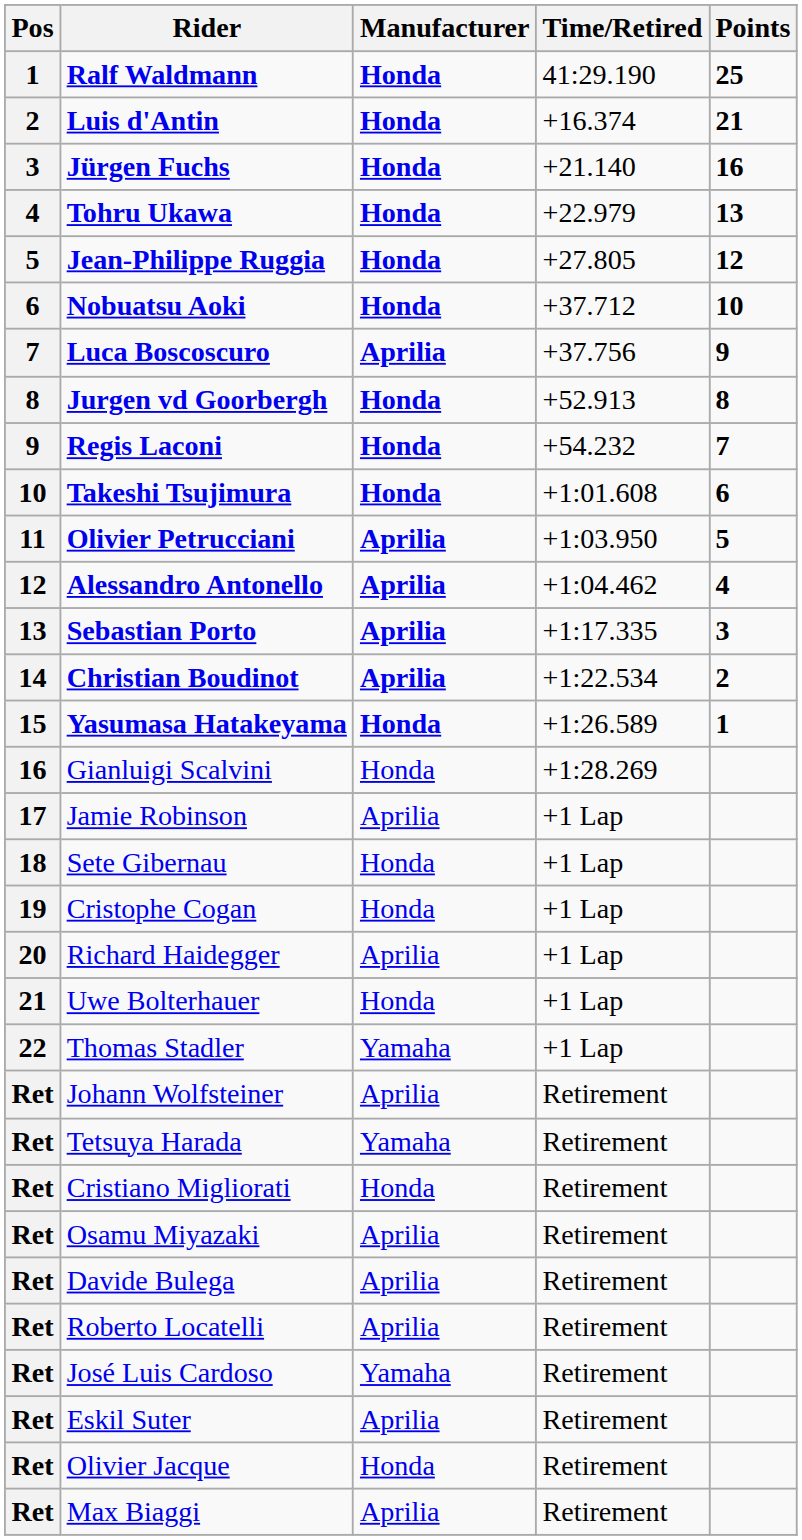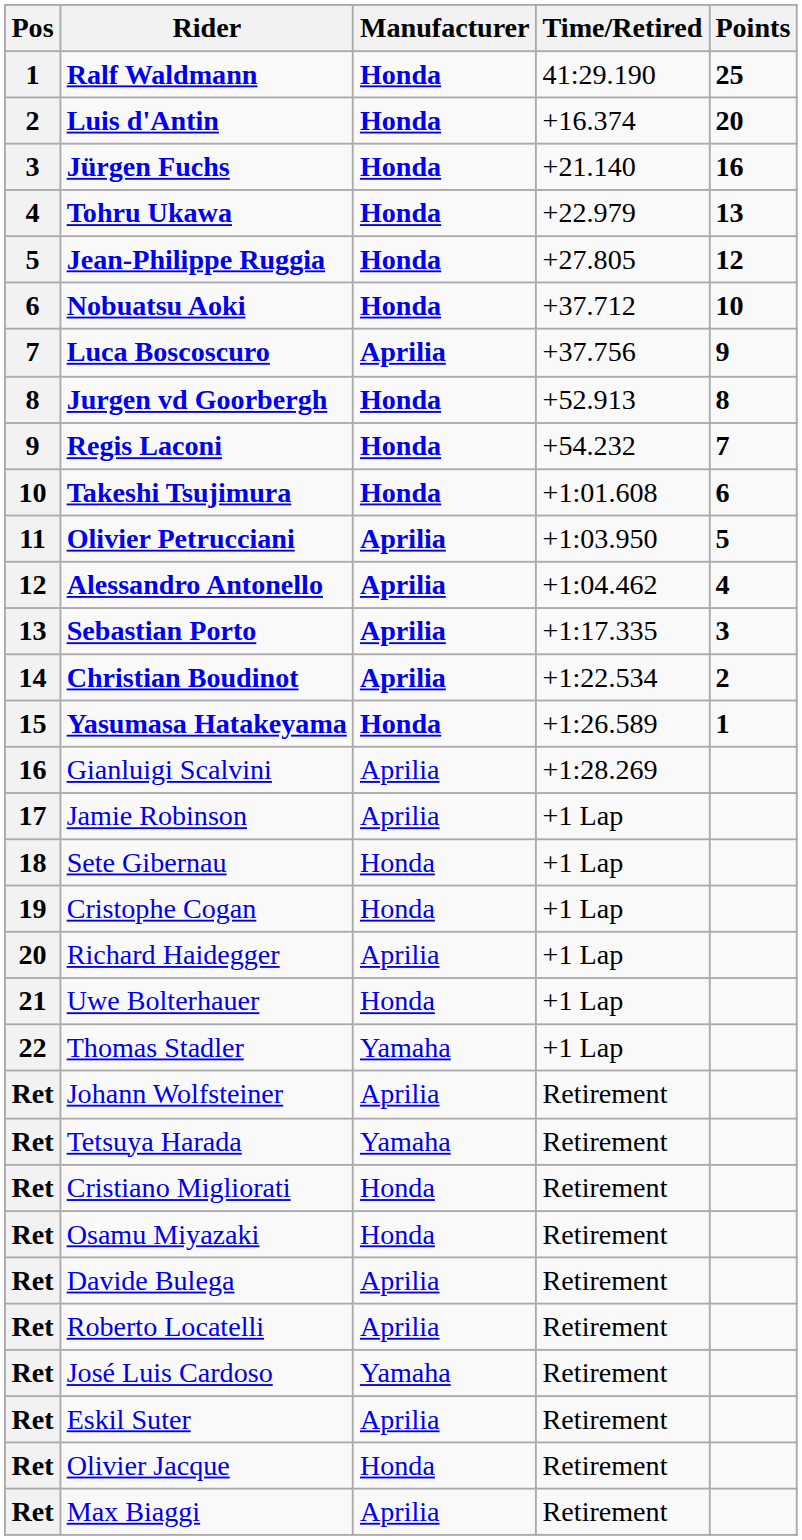(729, 120) 21 -> (729, 120) 20
(397, 769) Honda -> (400, 769) Aprilia
(400, 1233) Aprilia -> (397, 1233) Honda
